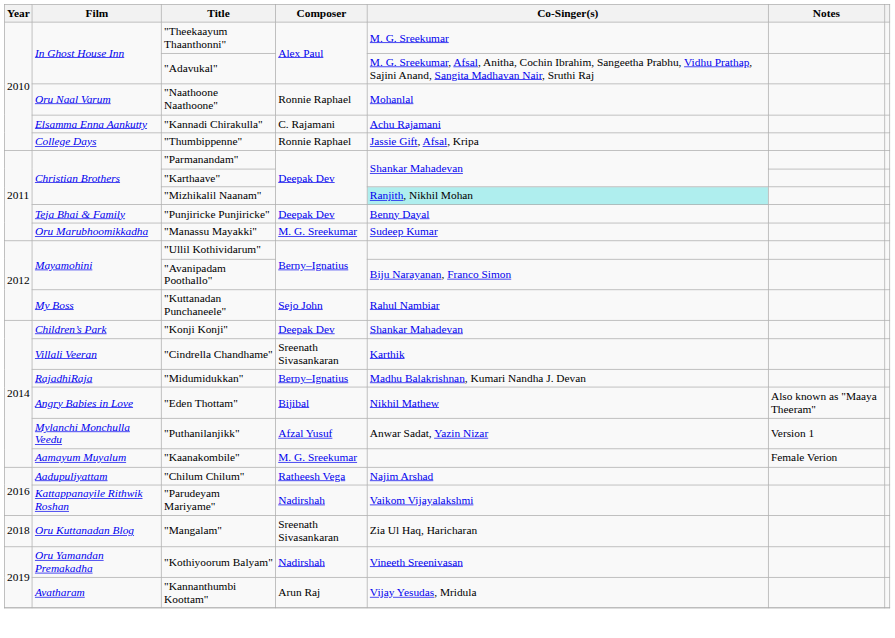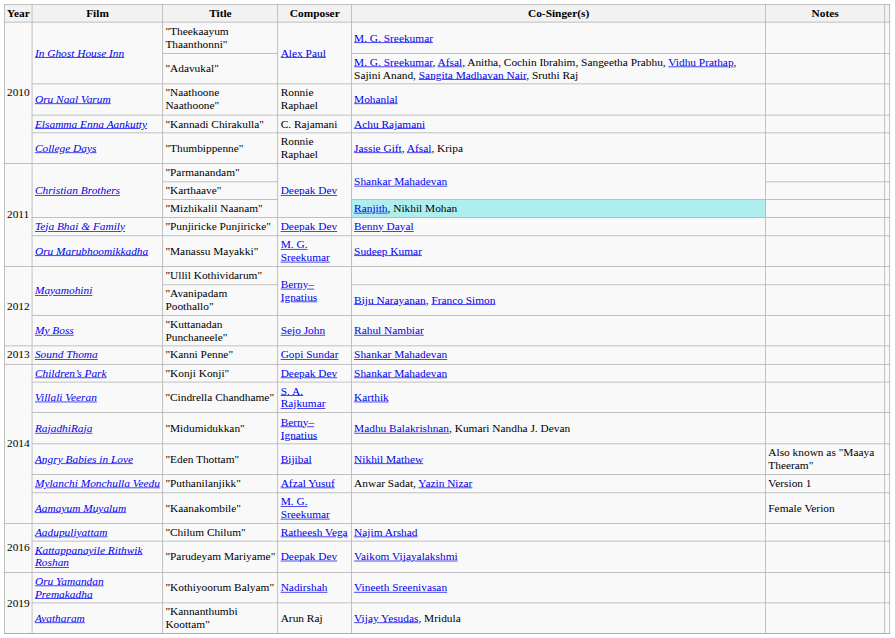+ row: (199, 355)
(309, 354) Sreenath Sivasankaran -> (303, 397) S. A. Rajkumar
(302, 500) Nadirshah -> (309, 556) Deepak Dev
- row: (193, 531)
